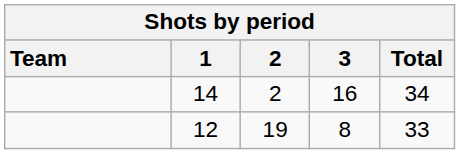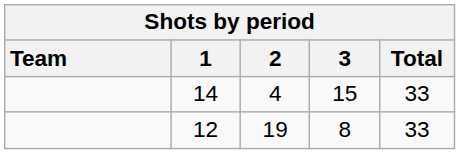(275, 93) 2 -> (275, 93) 4
(345, 93) 16 -> (345, 93) 15
(417, 93) 34 -> (417, 93) 33
